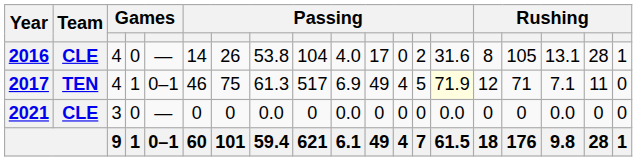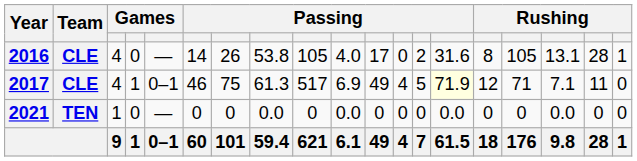(312, 55) 104 -> (312, 55) 105
(80, 84) TEN -> (80, 84) CLE
(80, 113) CLE -> (80, 113) TEN
(117, 113) 3 -> (117, 113) 1
